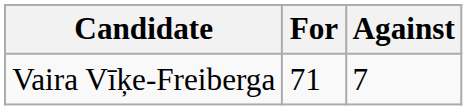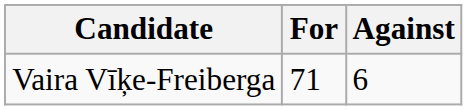(360, 78) 7 -> (360, 78) 6
